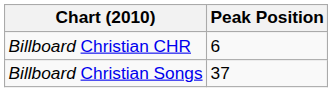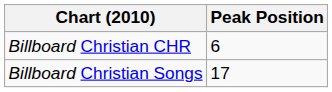(220, 73) 37 -> (220, 73) 17
